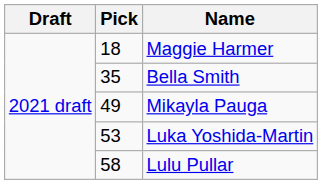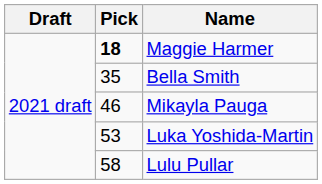(110, 48) normal -> (110, 48) bold
(110, 106) 49 -> (110, 106) 46
